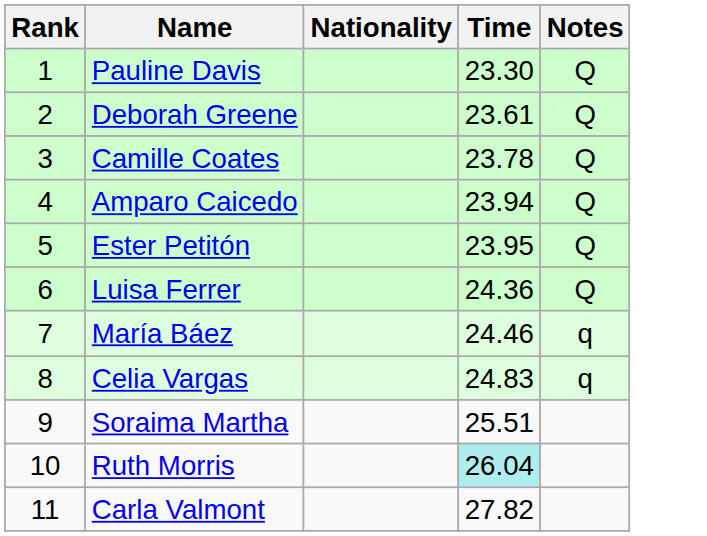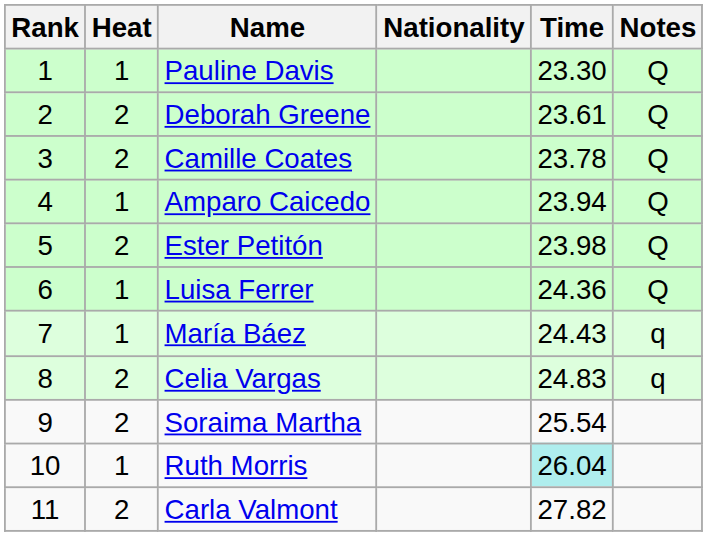+ column: (122, 27)
(499, 246) 23.95 -> (572, 246) 23.98
(499, 334) 24.46 -> (572, 334) 24.43
(499, 421) 25.51 -> (572, 421) 25.54
